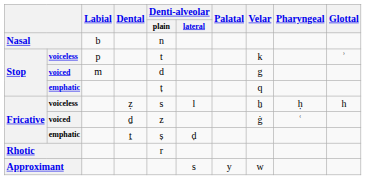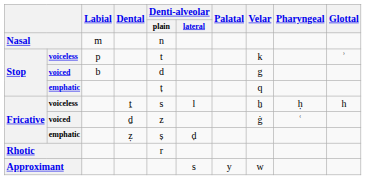(98, 41) b -> (98, 41) m
(98, 72) m -> (98, 72) b
(130, 104) ẓ -> (130, 104) ṯ
(130, 135) ṯ -> (130, 135) ẓ
